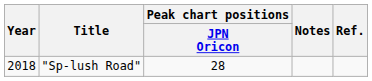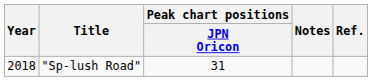(218, 66) 28 -> (218, 66) 31
